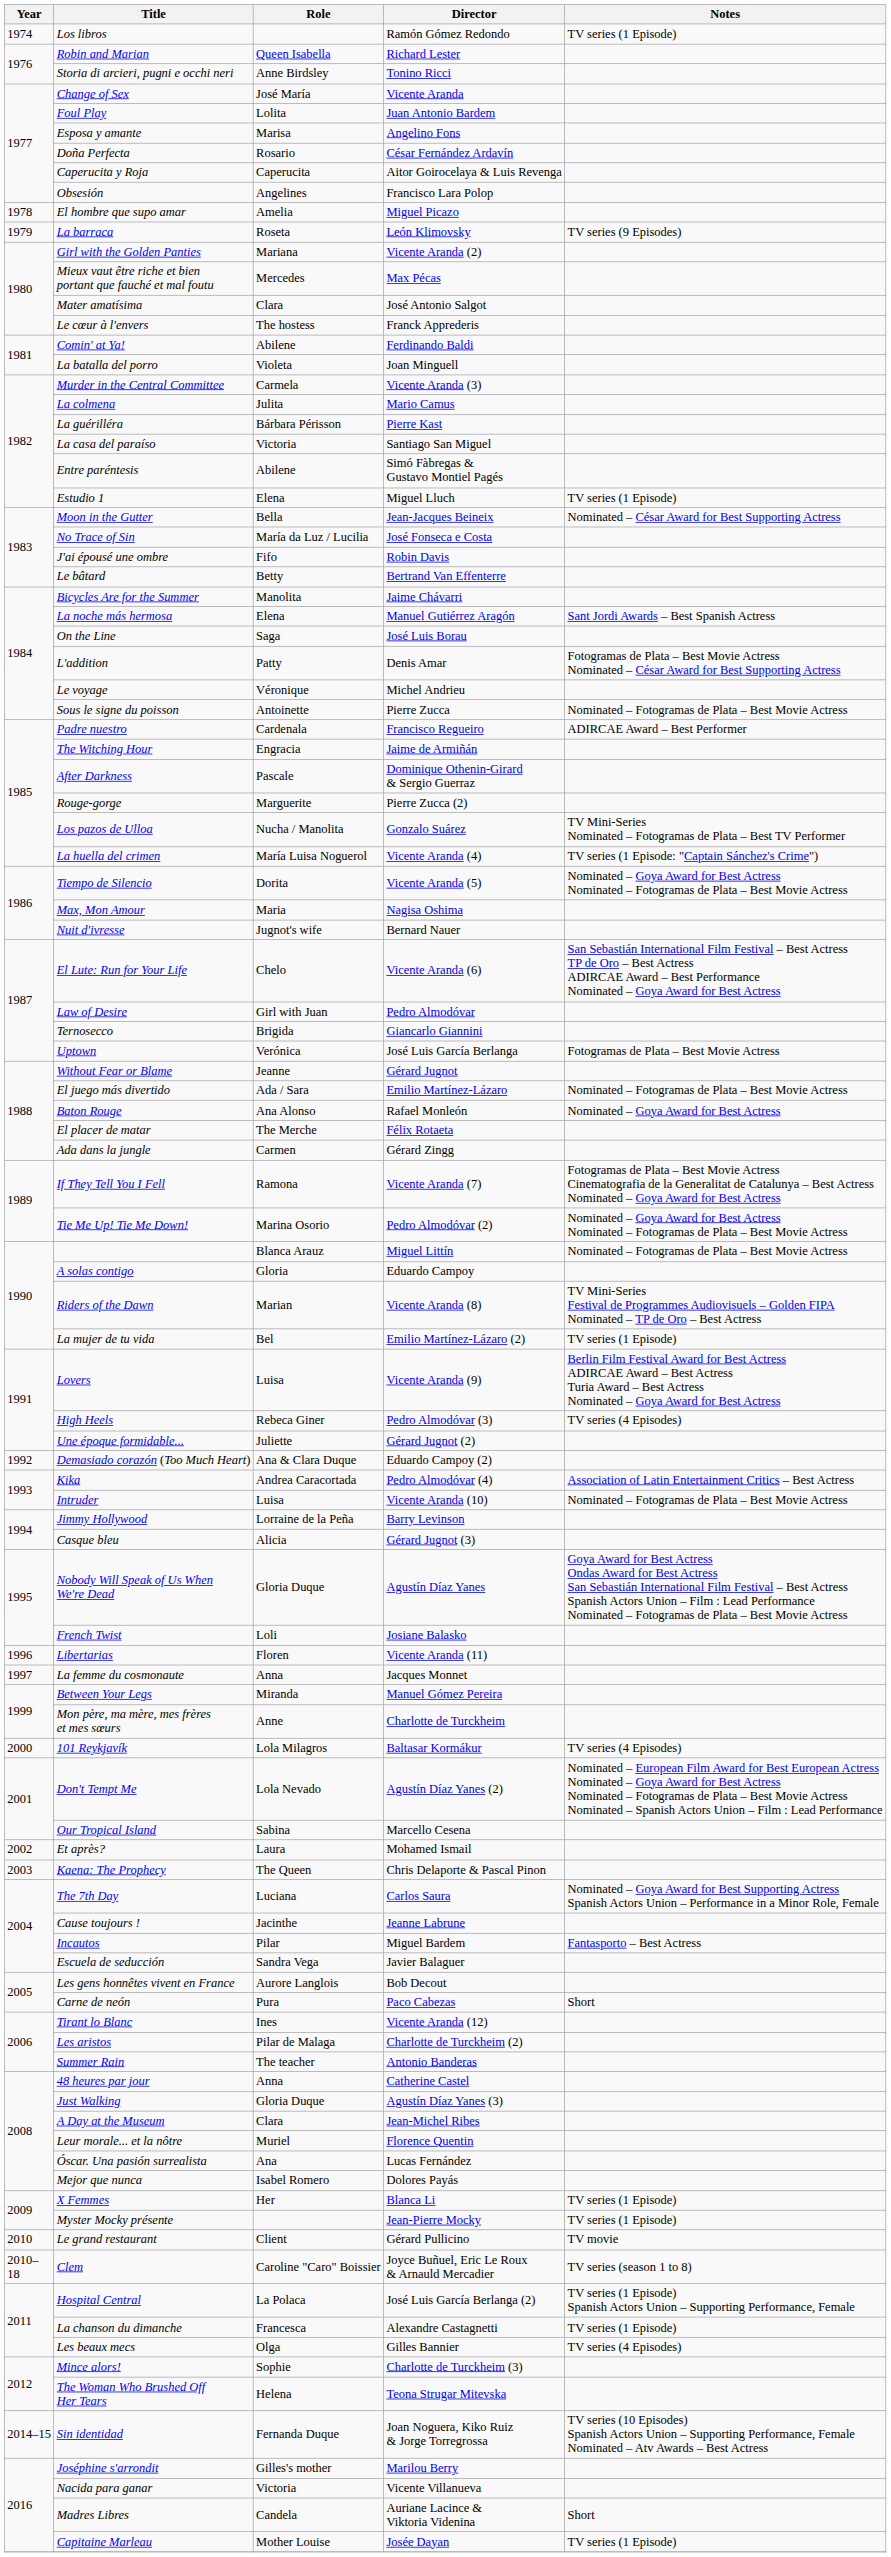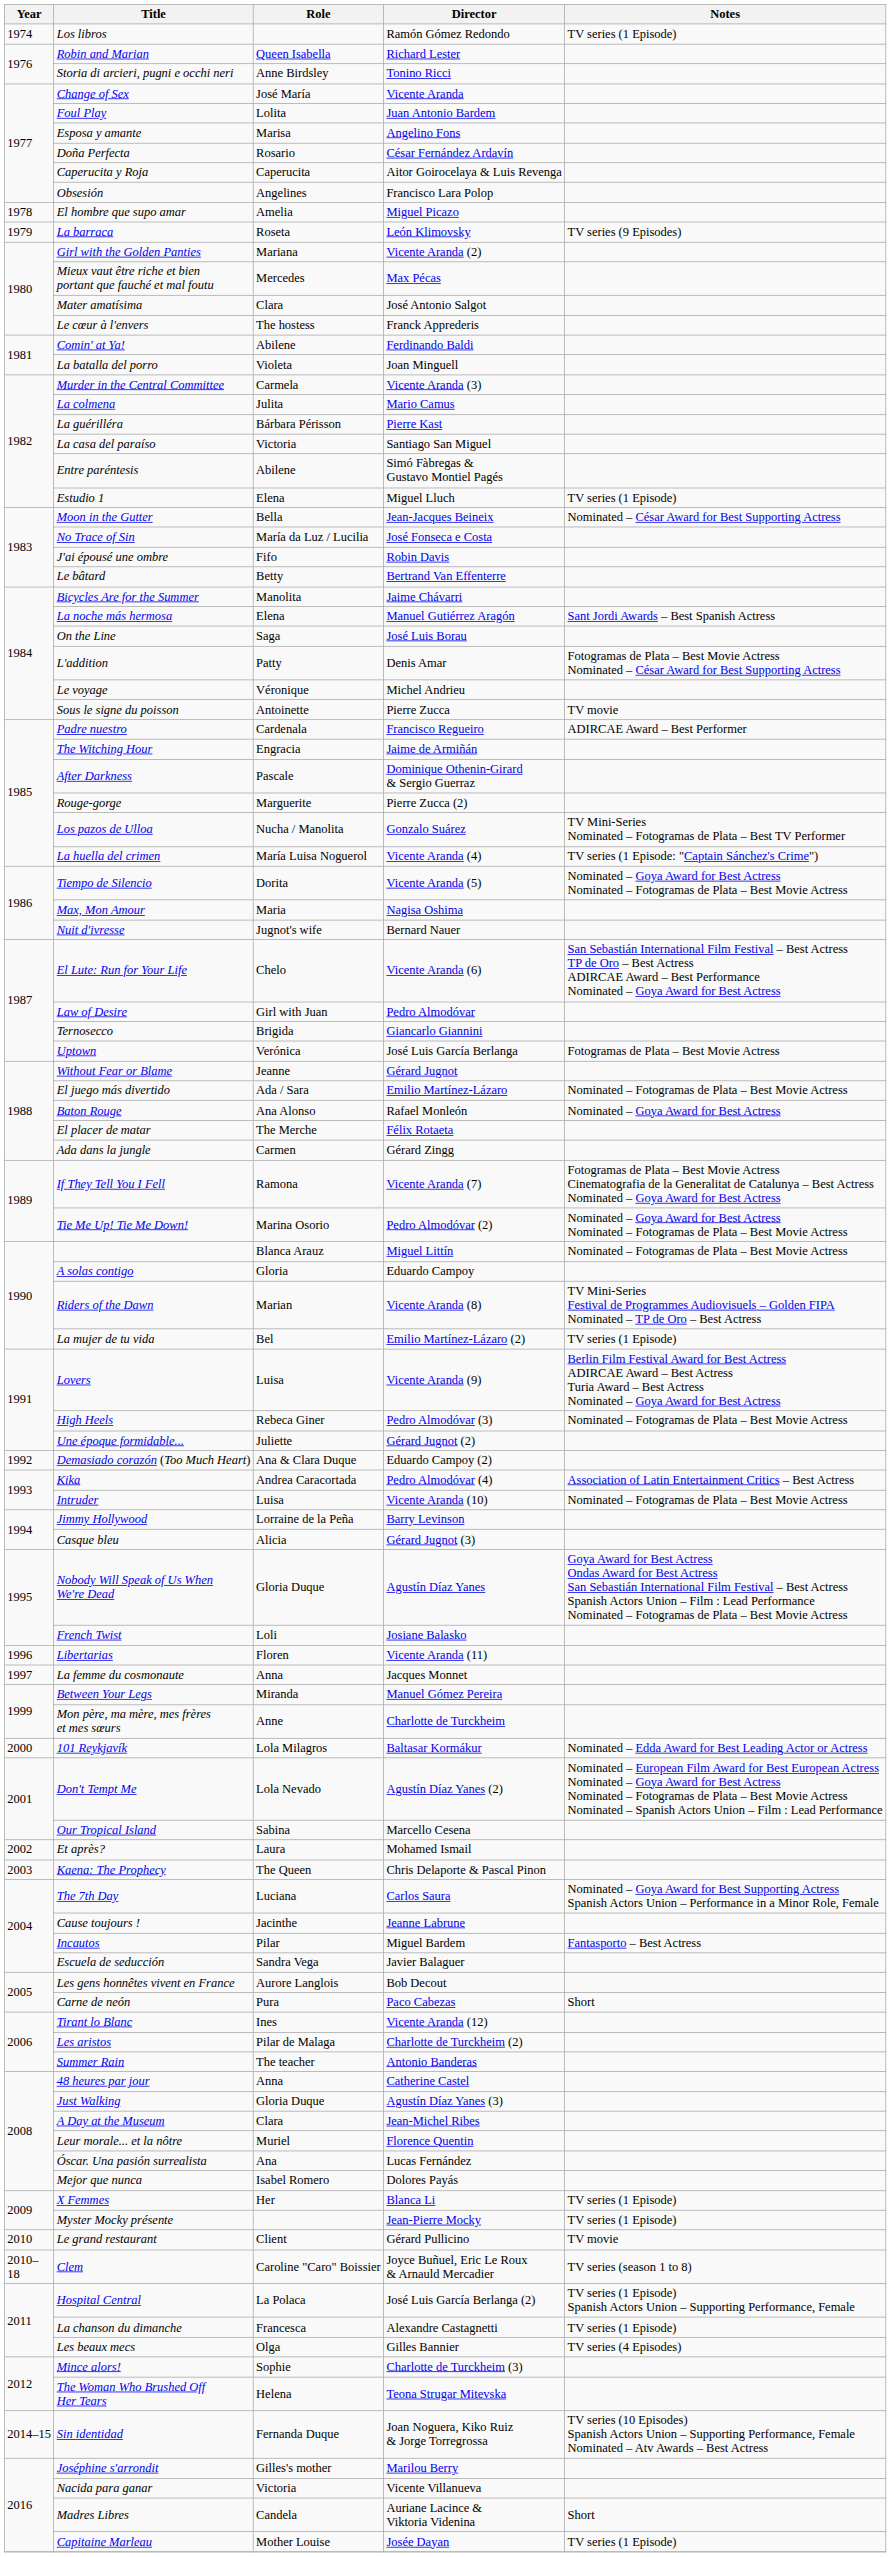(708, 709) Nominated – Fotogramas de Plata – Best Movie Actress -> (593, 709) TV movie
(624, 1420) TV series (4 Episodes) -> (708, 1420) Nominated – Fotogramas de Plata – Best Movie Actress
(624, 1748) TV series (4 Episodes) -> (718, 1748) Nominated – Edda Award for Best Leading Actor or Actress
